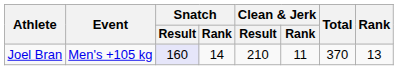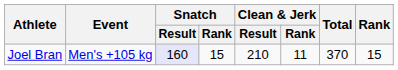(217, 55) 14 -> (217, 55) 15
(374, 55) 13 -> (374, 55) 15
